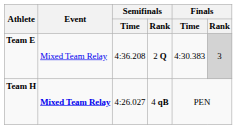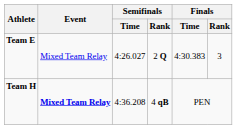(130, 56) 4:36.208 -> (130, 56) 4:26.027
(220, 56) lightgrey background -> (220, 56) no background
(130, 102) 4:26.027 -> (130, 102) 4:36.208
